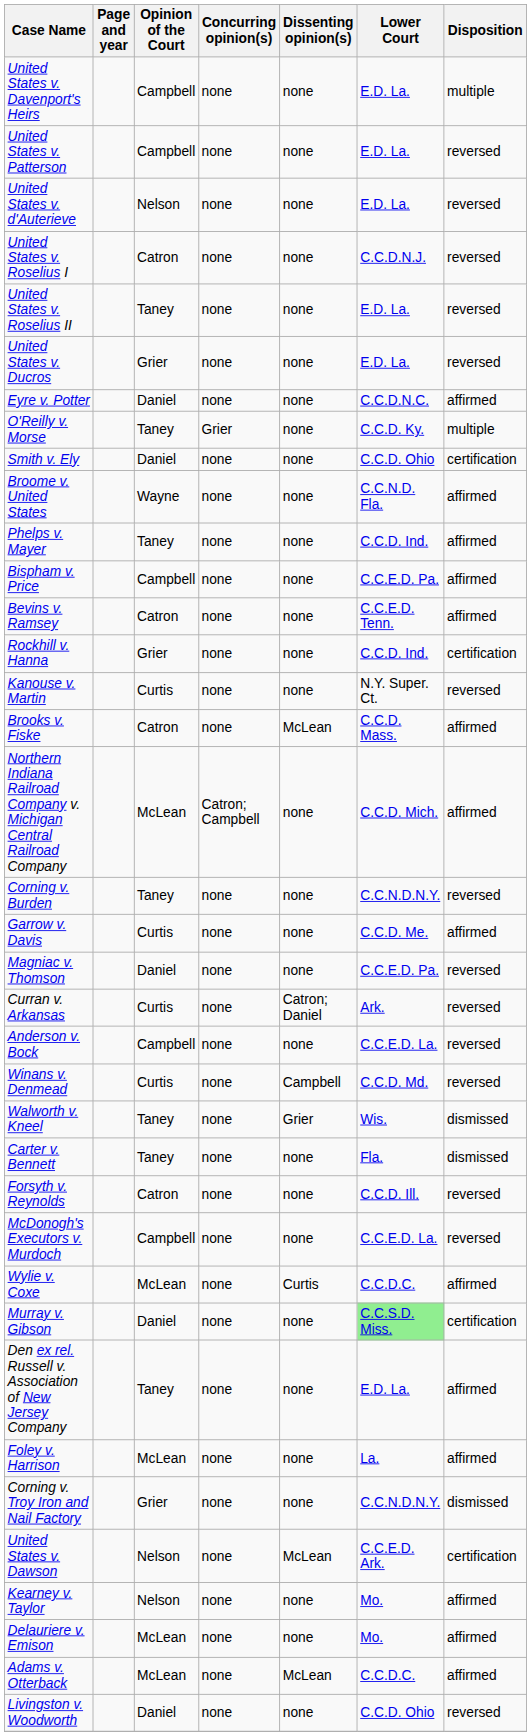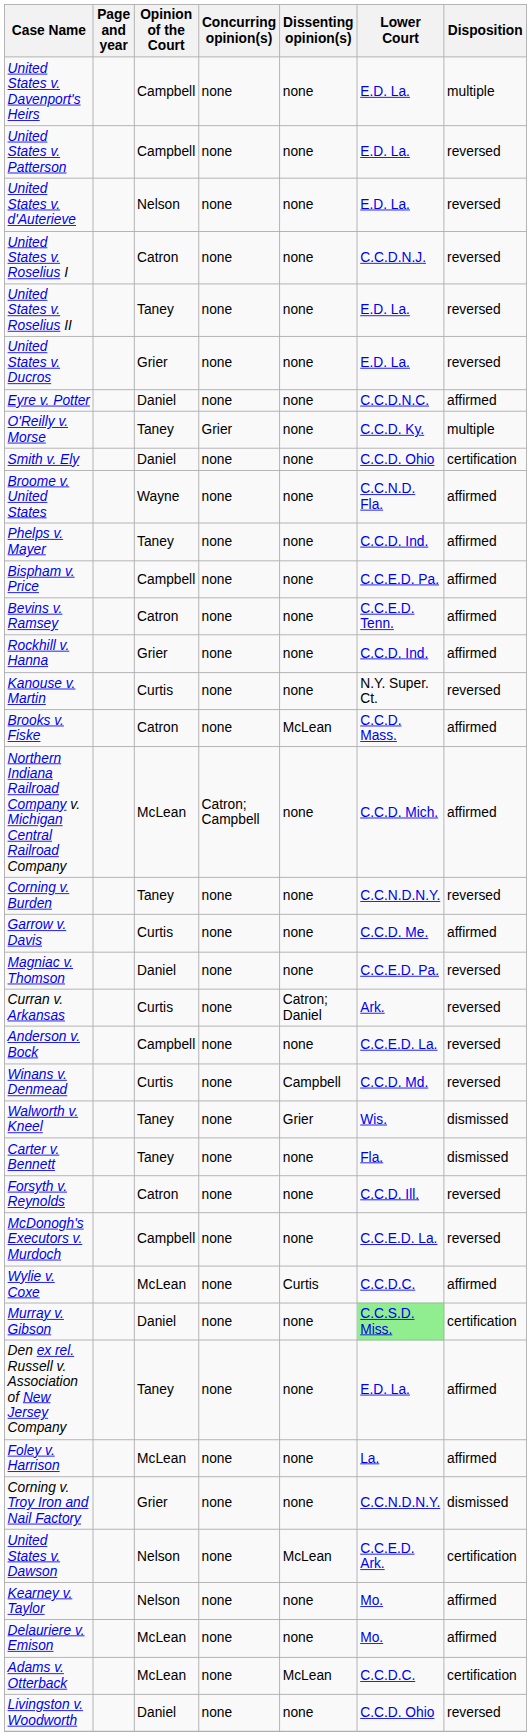(482, 653) certification -> (472, 653) affirmed
(472, 1675) affirmed -> (482, 1675) certification
